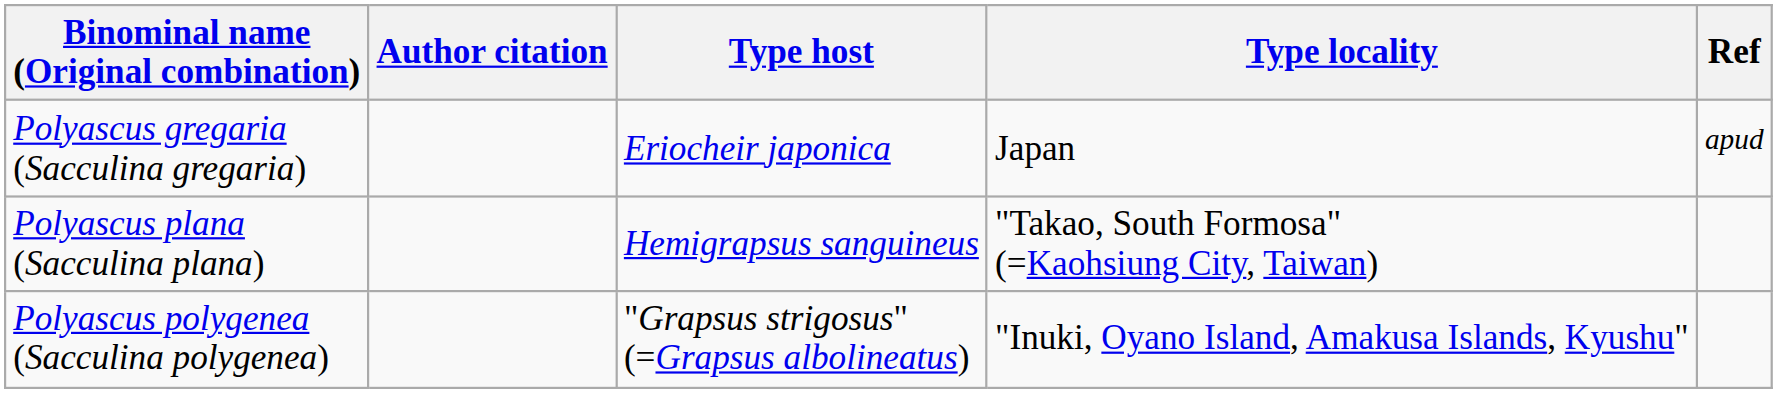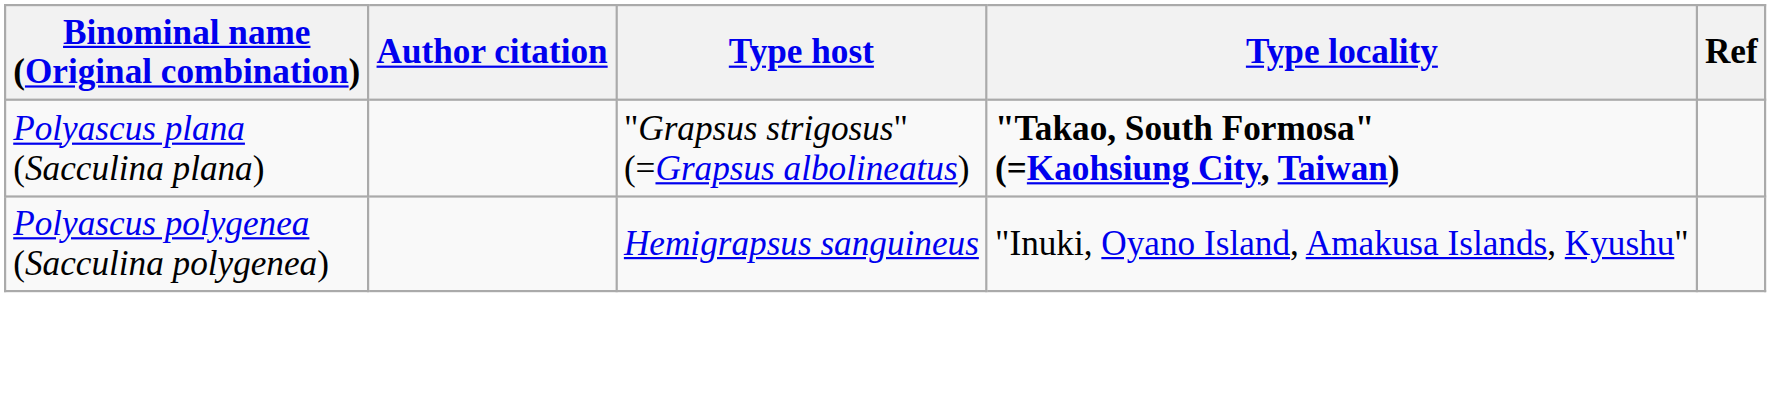- row: (160, 147)
(801, 243) Hemigrapsus sanguineus -> (797, 147) "Grapsus strigosus" (=Grapsus albolineatus)
(1187, 243) normal -> (1197, 147) bold
(797, 338) "Grapsus strigosus" (=Grapsus albolineatus) -> (801, 243) Hemigrapsus sanguineus
